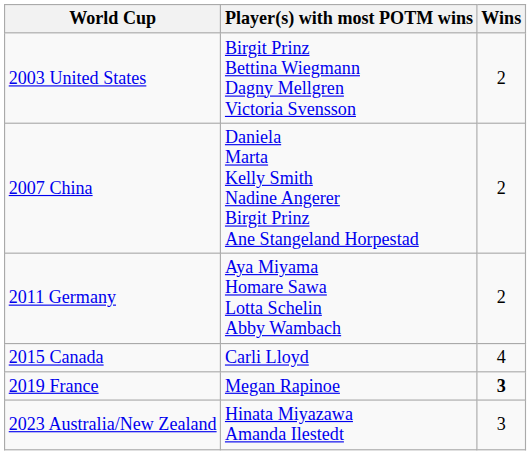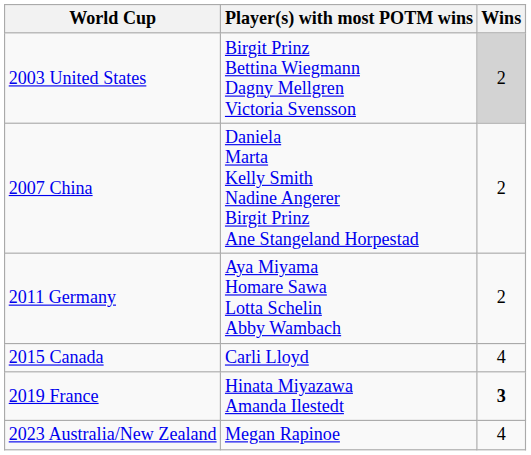(501, 78) no background -> (501, 78) lightgrey background
(282, 385) Megan Rapinoe -> (289, 396) Hinata Miyazawa Amanda Ilestedt
(289, 424) Hinata Miyazawa Amanda Ilestedt -> (282, 434) Megan Rapinoe
(501, 424) 3 -> (501, 434) 4
